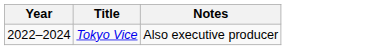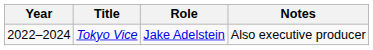+ column: (184, 14)
